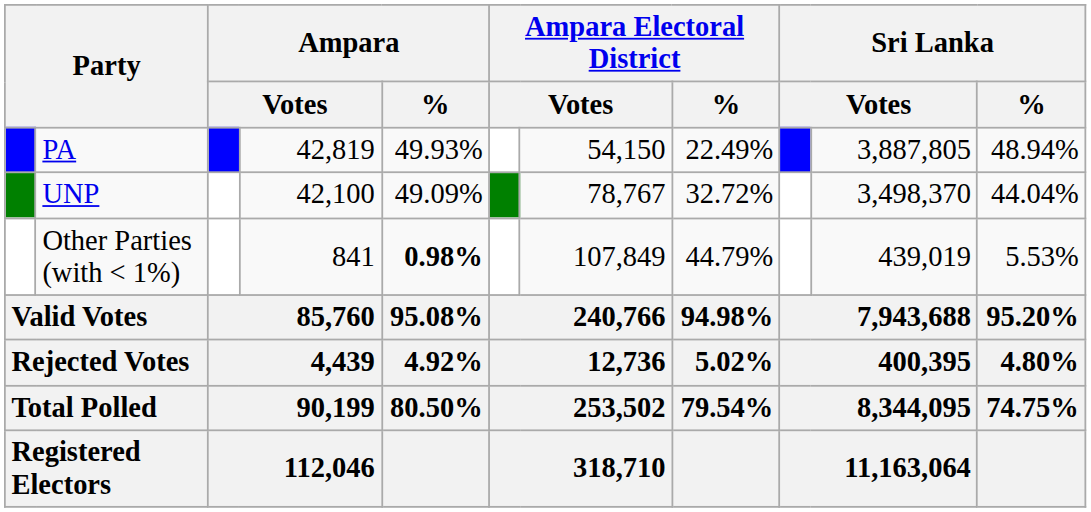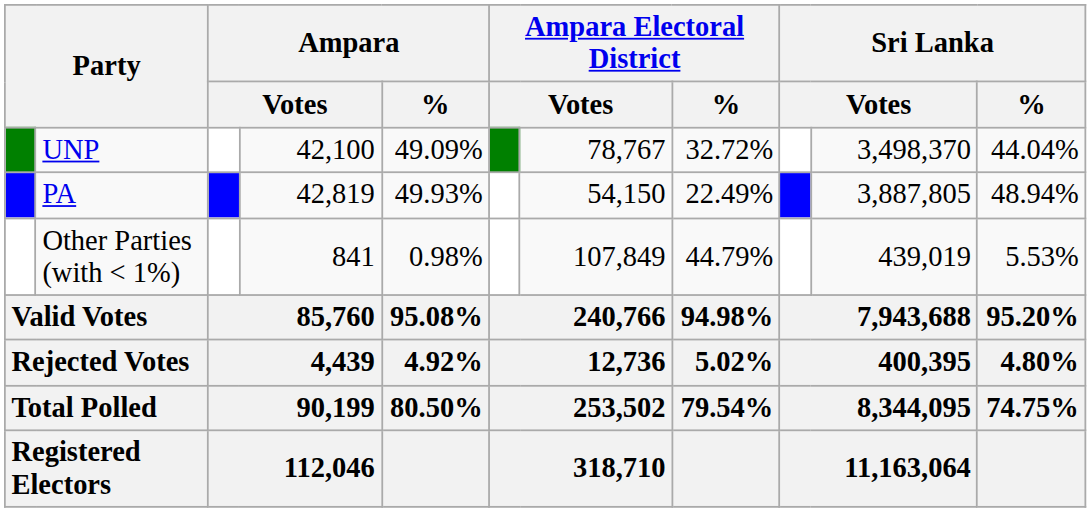rows swapped: (59, 149) <-> (71, 194)
(443, 255) bold -> (446, 255) normal
